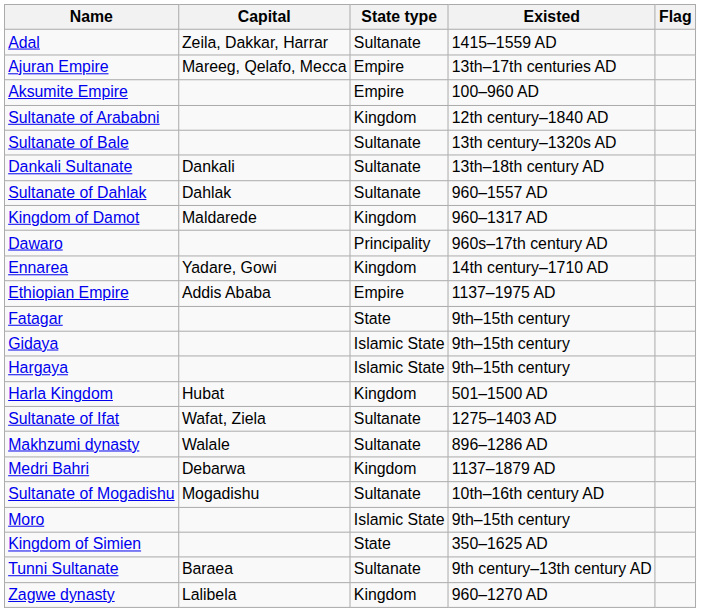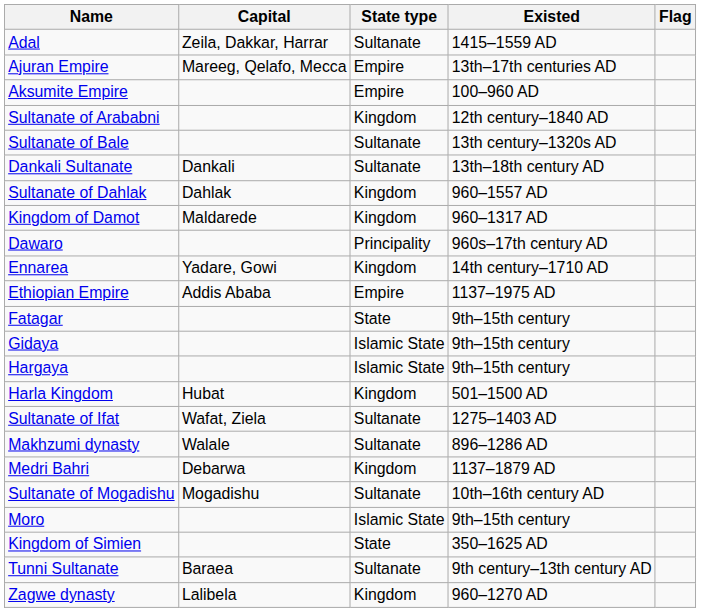(387, 192) Sultanate -> (385, 192) Kingdom
